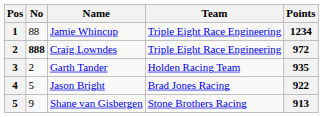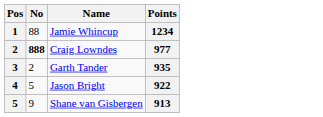- column: (214, 13)
(301, 49) 972 -> (162, 49) 977
